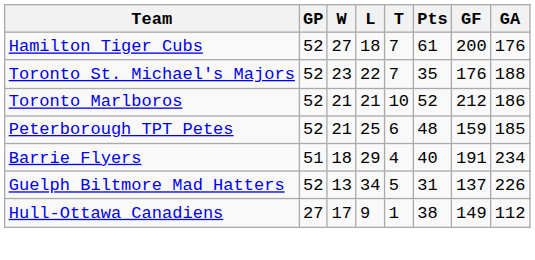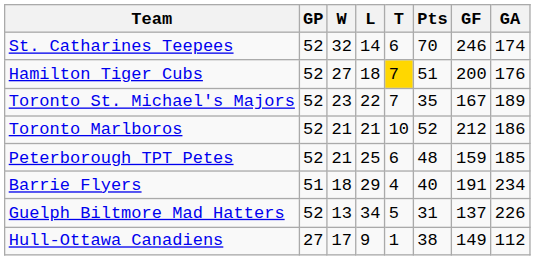+ row: (121, 46)
(394, 46) no background -> (394, 74) gold background
(427, 46) 61 -> (427, 74) 51
(471, 74) 176 -> (471, 102) 167
(510, 74) 188 -> (510, 102) 189
